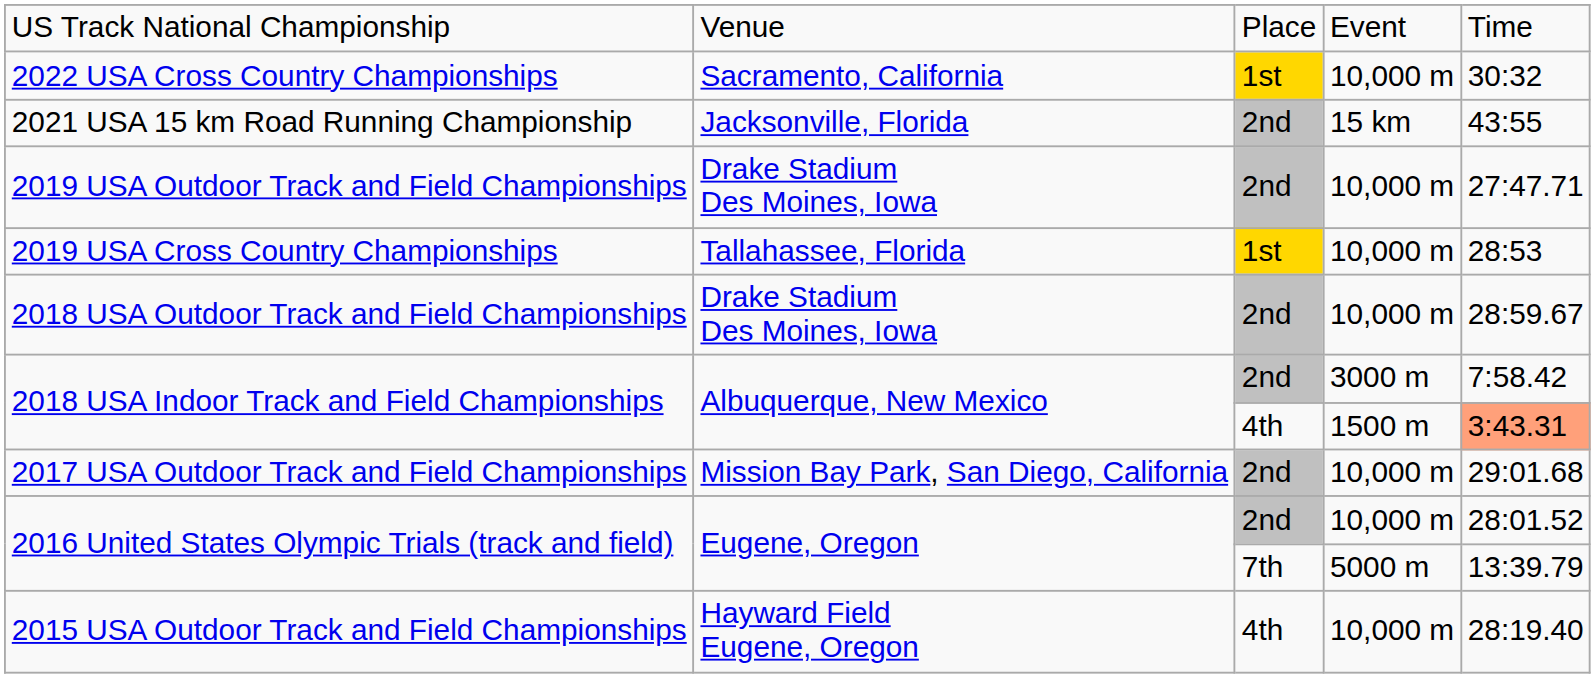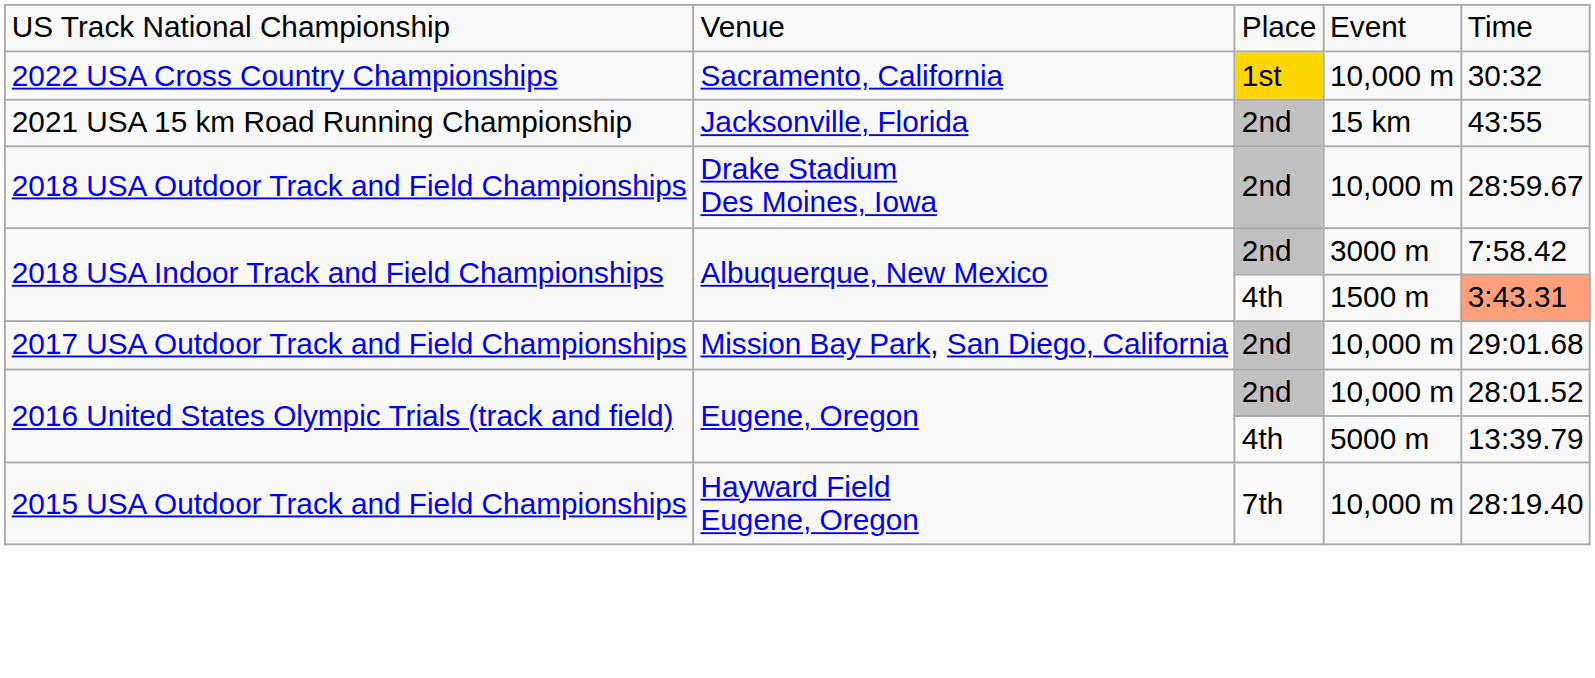- row: (349, 186)
- row: (285, 250)
(1263, 567) 7th -> (1263, 439) 4th
(1263, 630) 4th -> (1263, 503) 7th
